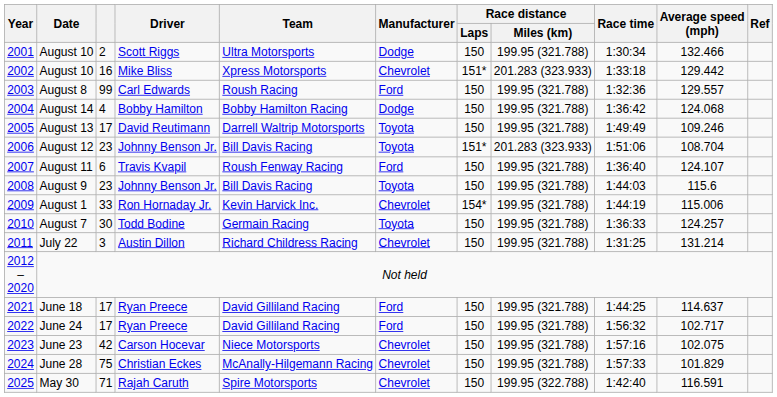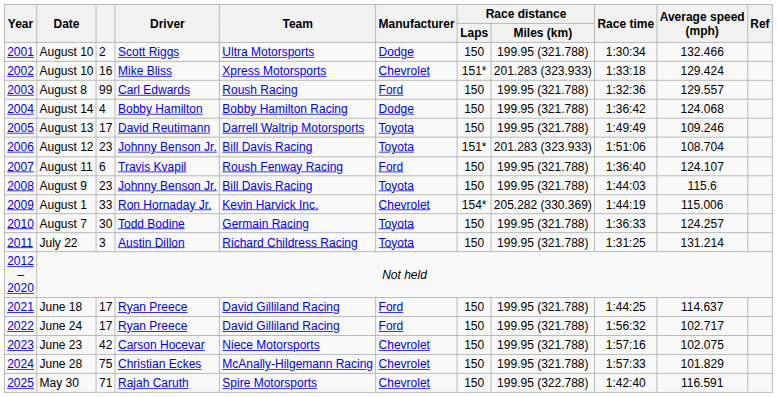(702, 71) 129.442 -> (702, 71) 129.424
(543, 204) 199.95 (321.788) -> (543, 204) 205.282 (330.369)
(404, 242) Chevrolet -> (396, 242) Toyota
